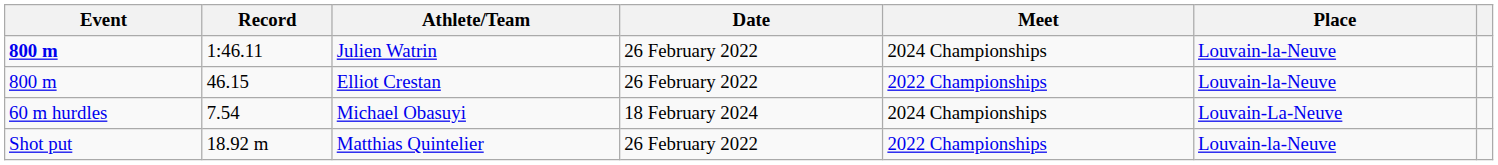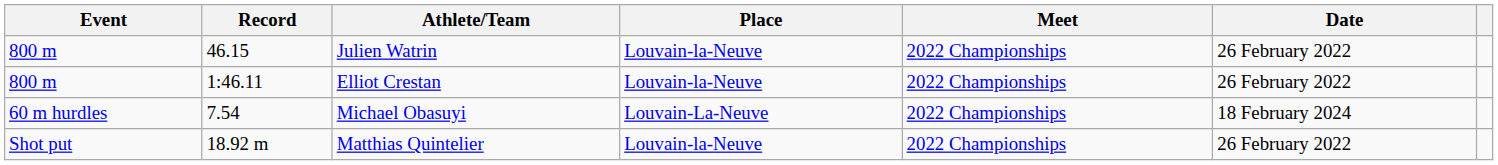columns swapped: (751, 20) <-> (1335, 20)
(33, 51) bold -> (33, 51) normal
(235, 51) 1:46.11 -> (228, 51) 46.15
(967, 51) 2024 Championships -> (986, 51) 2022 Championships
(228, 82) 46.15 -> (235, 82) 1:46.11
(967, 113) 2024 Championships -> (986, 113) 2022 Championships
